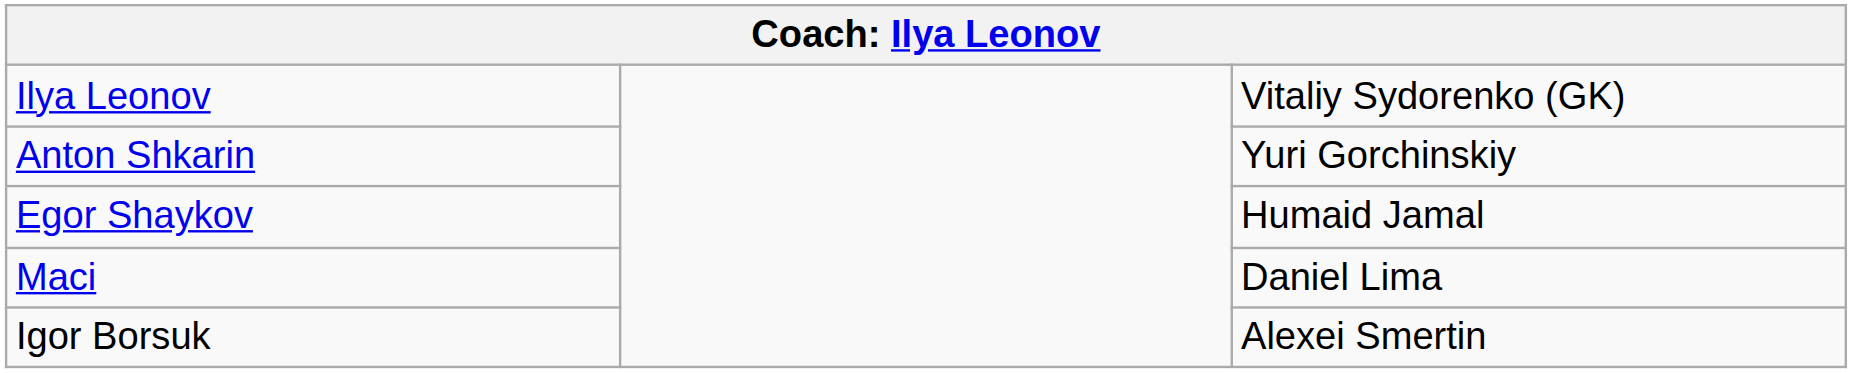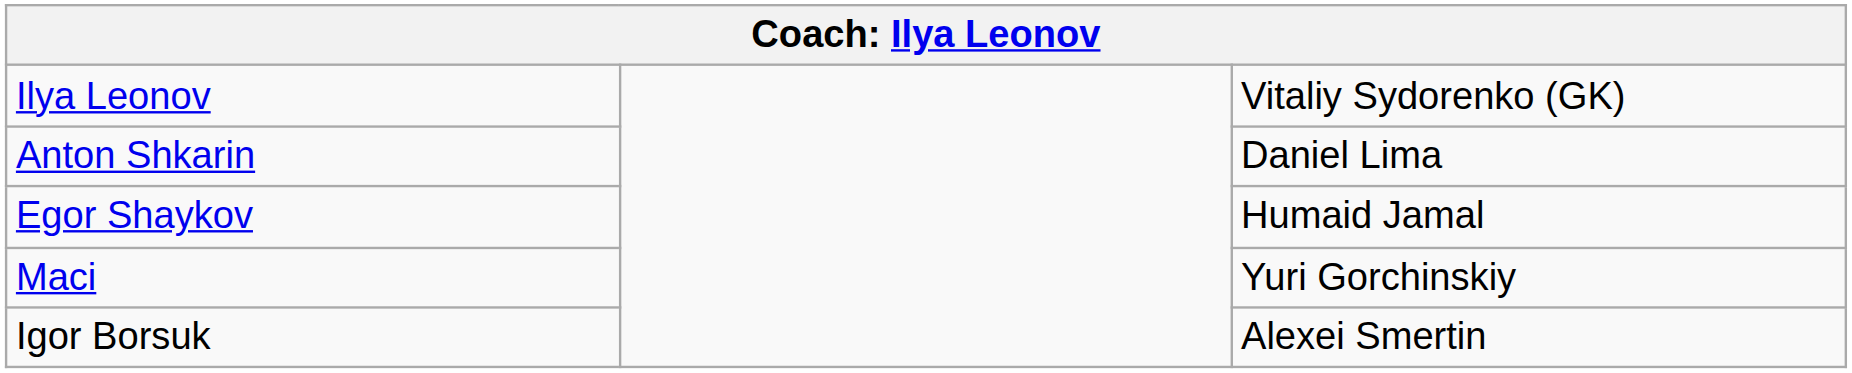(1379, 155) Yuri Gorchinskiy -> (1342, 155) Daniel Lima
(1342, 276) Daniel Lima -> (1379, 276) Yuri Gorchinskiy
